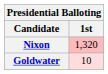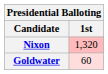(86, 61) 10 -> (86, 61) 60
